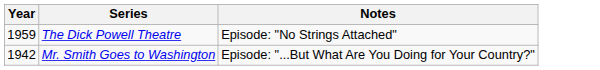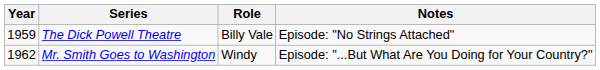+ column: (247, 14)
(22, 55) 1942 -> (22, 55) 1962
